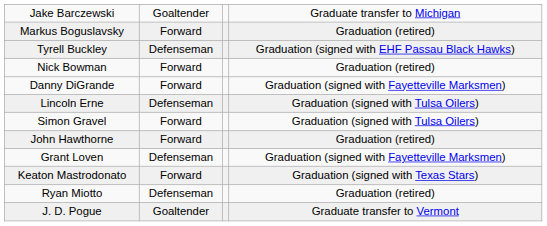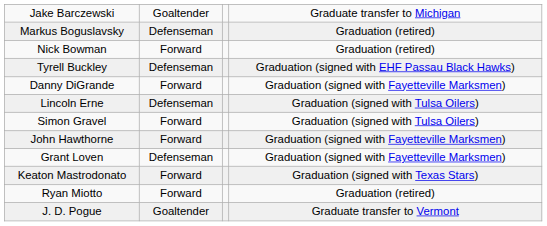(181, 31) Forward -> (181, 31) Defenseman
rows swapped: (72, 67) <-> (72, 49)
(385, 139) Graduation (retired) -> (385, 139) Graduation (signed with Fayetteville Marksmen)
(181, 193) Defenseman -> (181, 193) Forward
